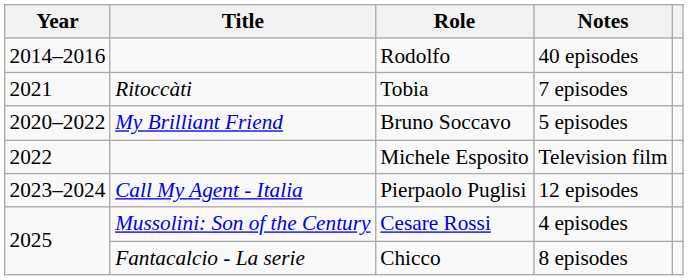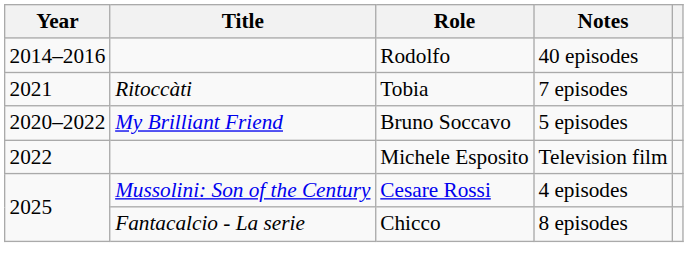- row: (453, 190)
